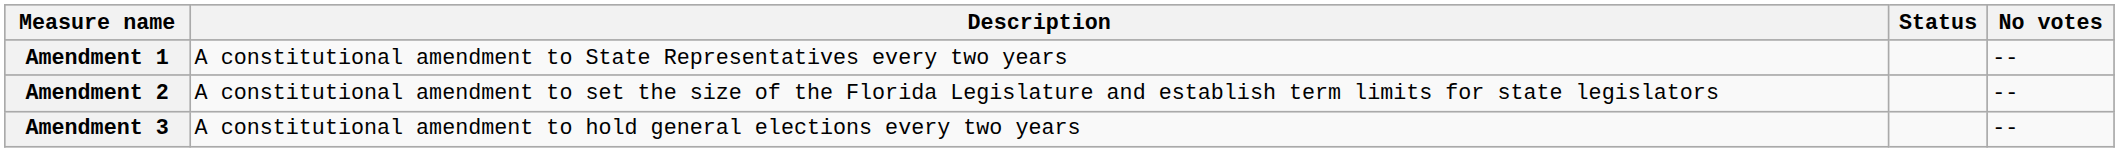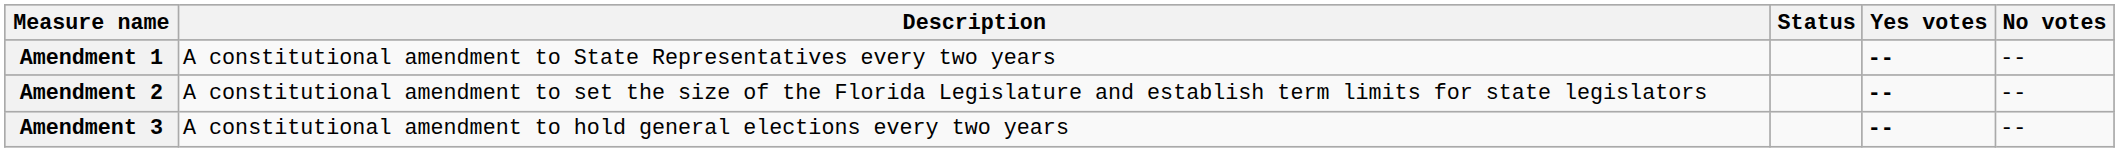+ column: (1929, 23)
